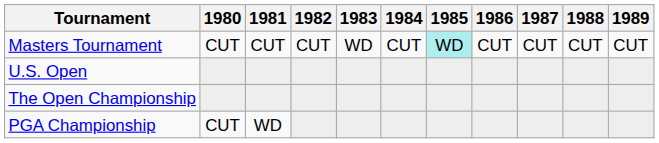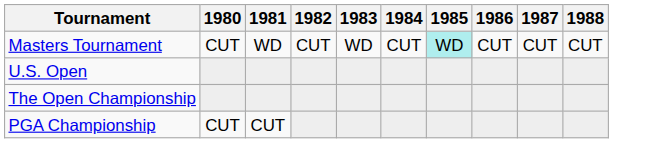- column: (631, 18)
(268, 45) CUT -> (268, 45) WD
(268, 125) WD -> (268, 125) CUT
